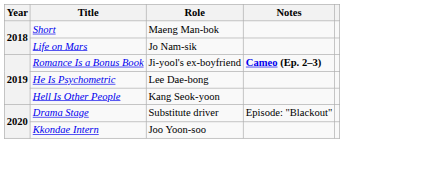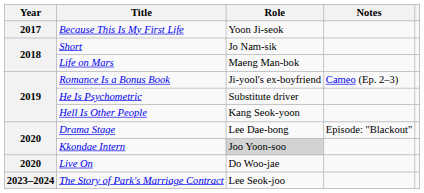+ row: (121, 29)
(184, 29) Maeng Man-bok -> (253, 46) Jo Nam-sik
(173, 46) Jo Nam-sik -> (264, 63) Maeng Man-bok
(284, 63) bold -> (362, 79) normal
(179, 79) Lee Dae-bong -> (264, 96) Substitute driver
(184, 113) Substitute driver -> (259, 130) Lee Dae-bong
(177, 130) no background -> (257, 146) lightgrey background
+ row: (76, 163)
+ row: (141, 180)
